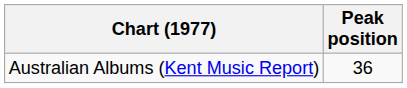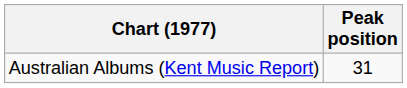(363, 67) 36 -> (363, 67) 31
